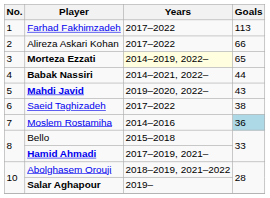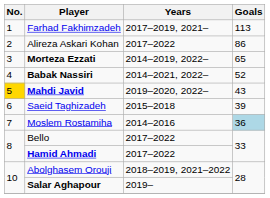(150, 28) 2017–2022 -> (167, 28) 2017–2019, 2021–
(240, 43) 66 -> (240, 43) 86
(167, 59) lightyellow background -> (167, 59) no background
(240, 75) 44 -> (240, 75) 52
(9, 91) no background -> (9, 91) gold background
(150, 106) 2017–2022 -> (150, 106) 2015–2018
(240, 106) 38 -> (240, 106) 39
(150, 138) 2015–2018 -> (150, 138) 2017–2022
(167, 153) 2017–2019, 2021– -> (150, 153) 2017–2022
